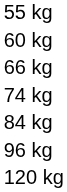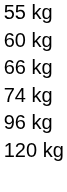- row: (28, 122)
